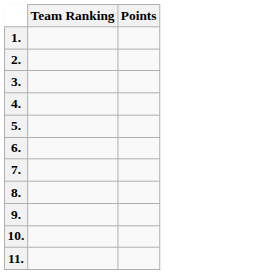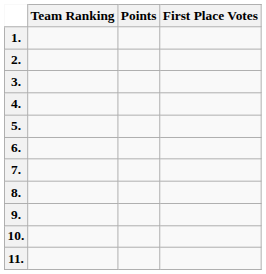+ column: (210, 15)
